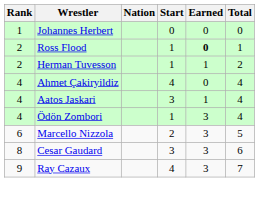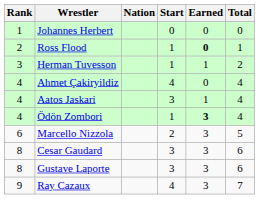(20, 64) 2 -> (20, 64) 3
(206, 116) normal -> (206, 116) bold
+ row: (73, 168)
